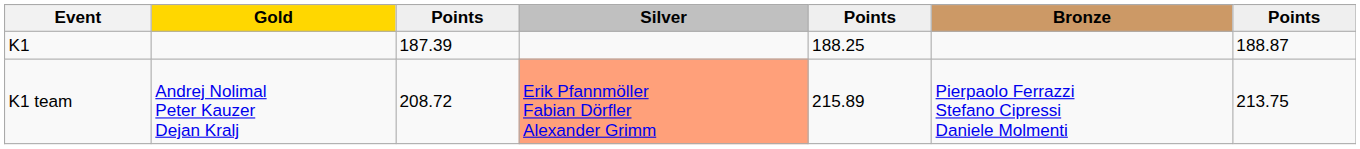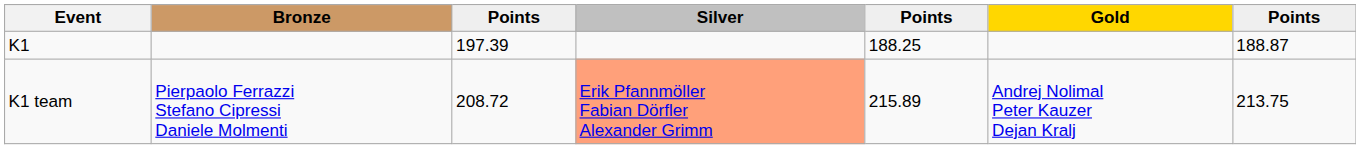columns swapped: (273, 18) <-> (1082, 18)
(426, 45) 187.39 -> (482, 45) 197.39
